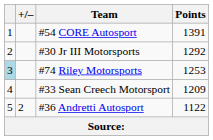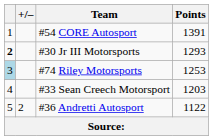(10, 51) normal -> (10, 51) bold
(194, 51) 1292 -> (194, 51) 1293
(194, 89) 1209 -> (194, 89) 1203
